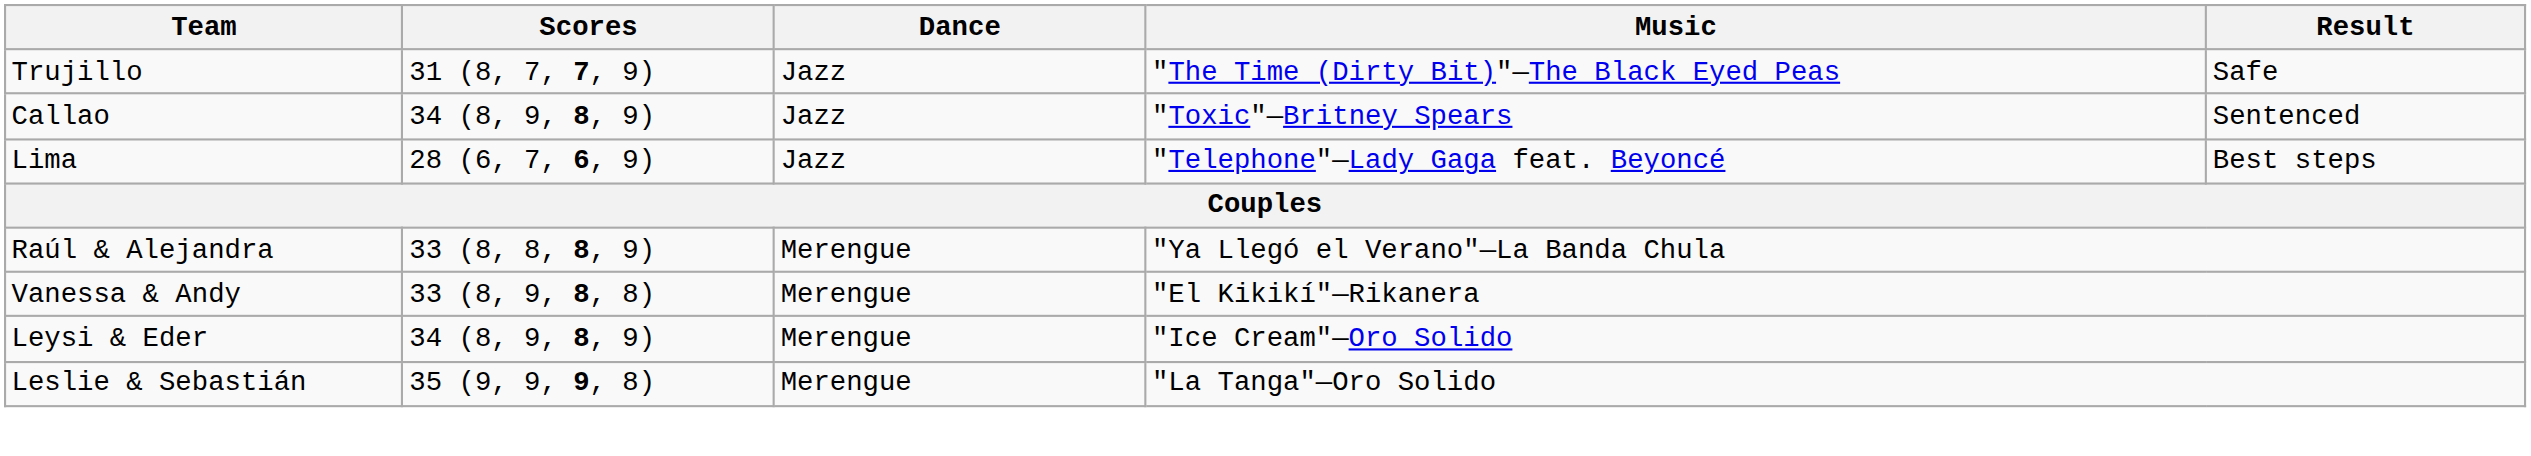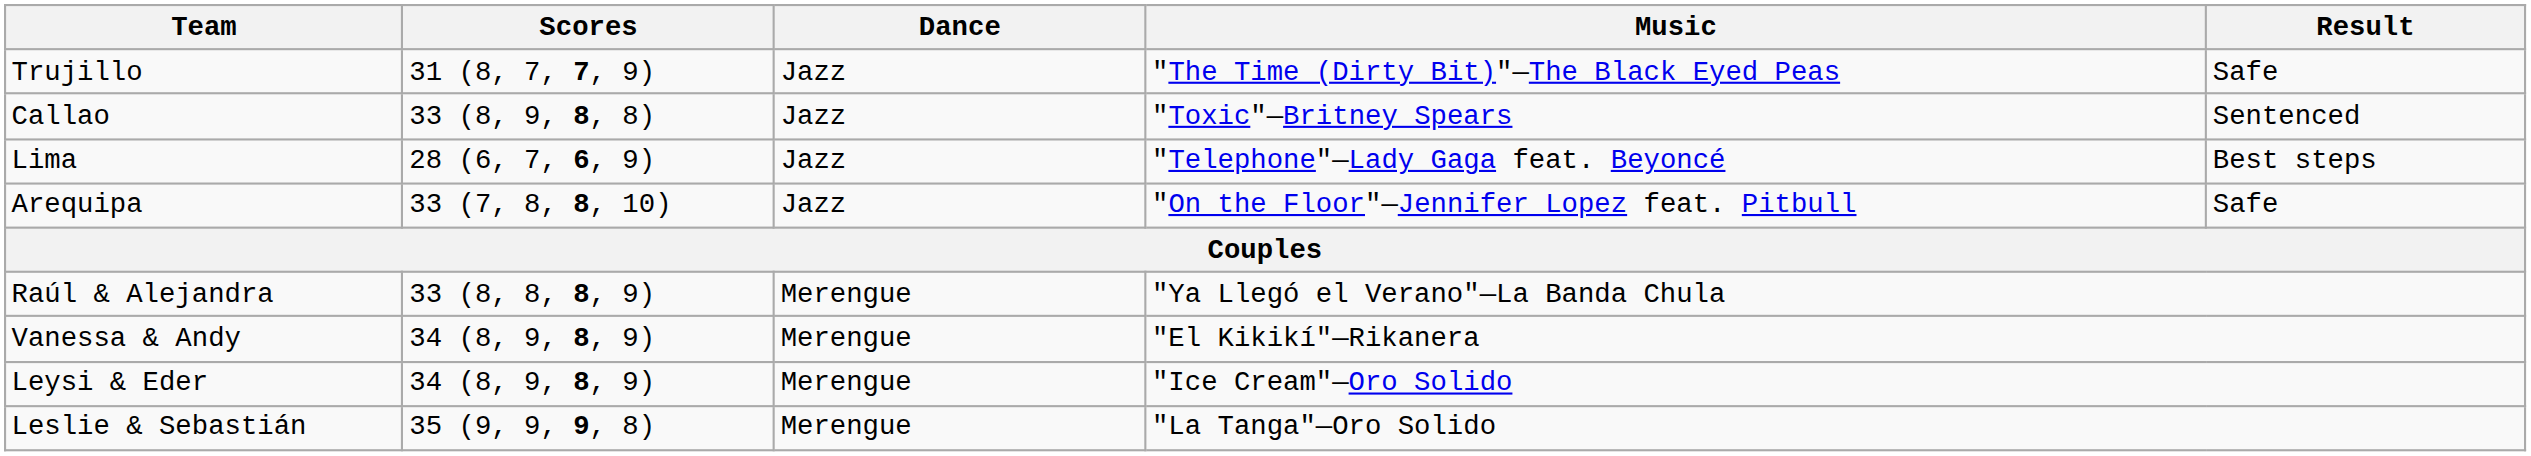(532, 116) 34 (8, 9, 8, 9) -> (532, 116) 33 (8, 9, 8, 8)
+ row: (77, 205)
(532, 294) 33 (8, 9, 8, 8) -> (532, 339) 34 (8, 9, 8, 9)
